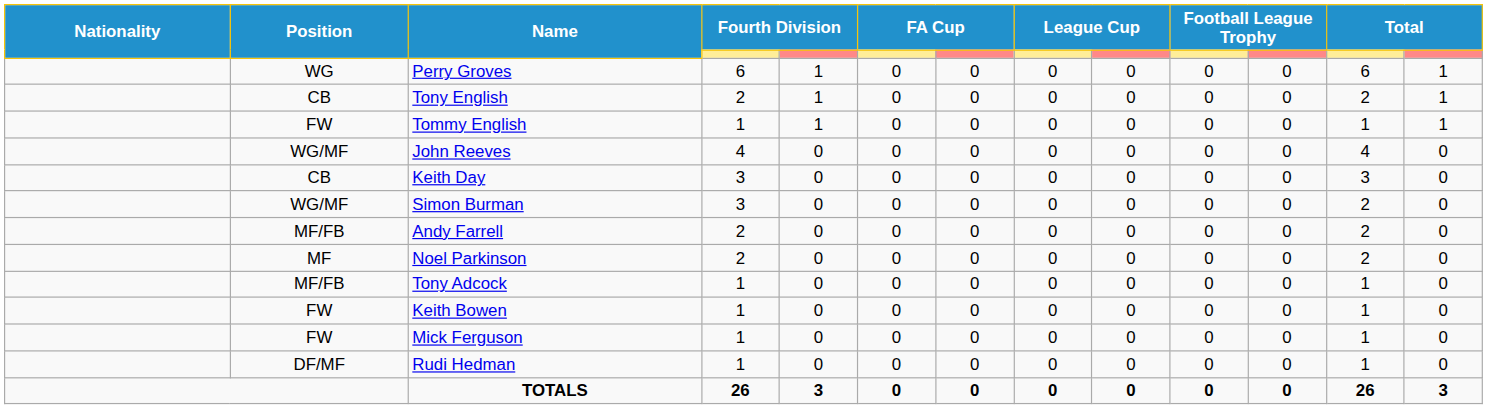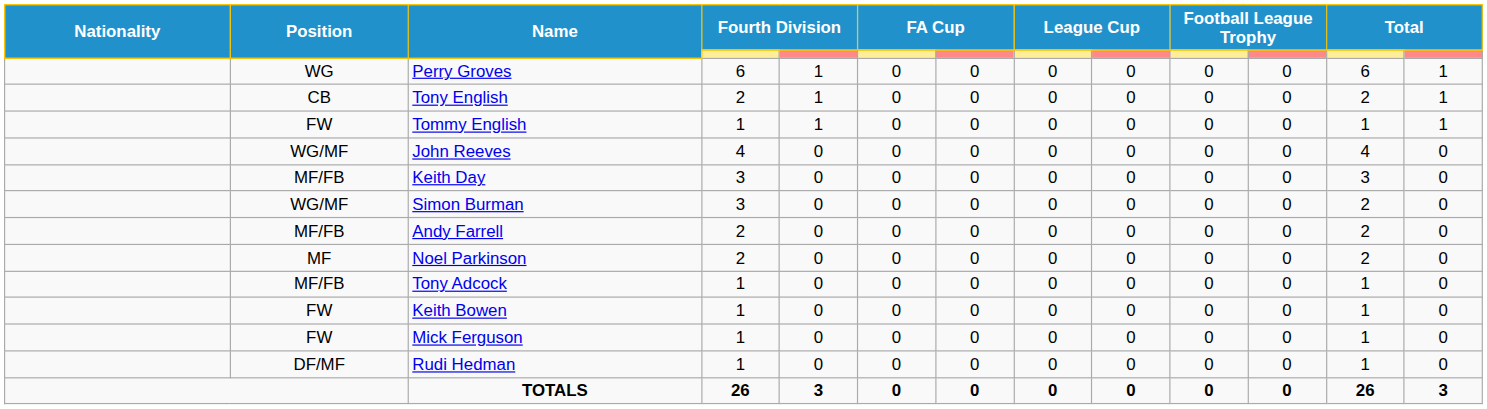(319, 178) CB -> (319, 178) MF/FB
